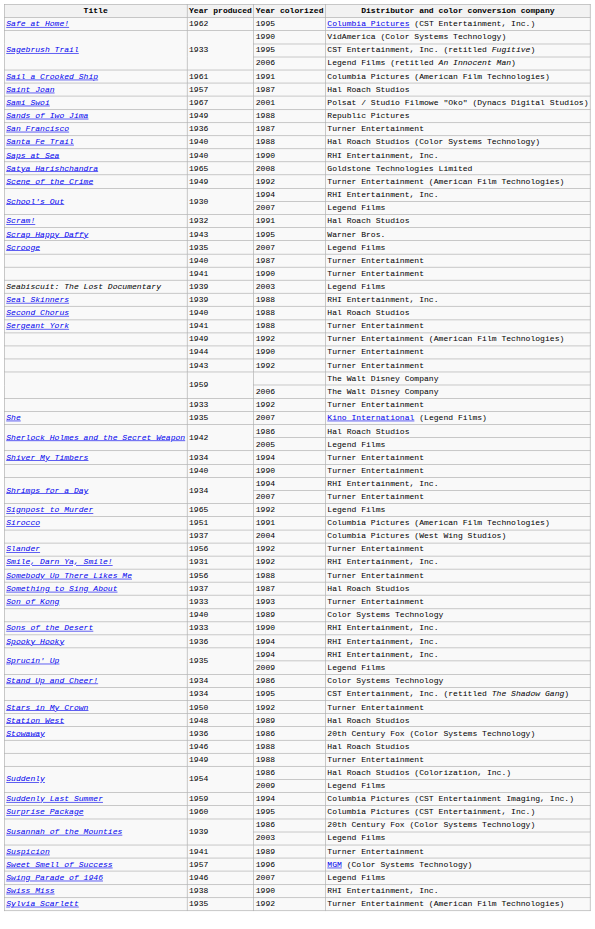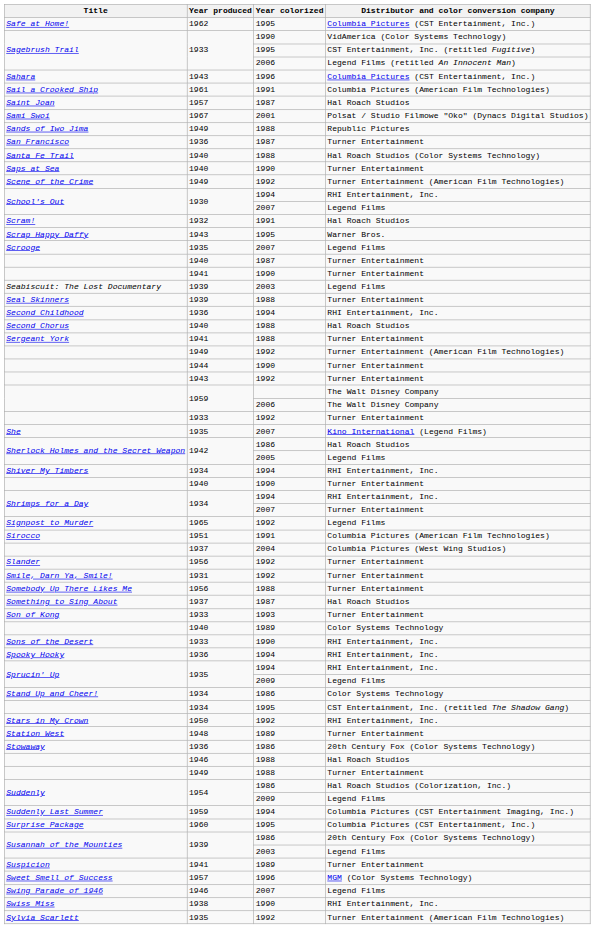+ row: (21, 77)
(383, 155) RHI Entertainment, Inc. -> (376, 169) Turner Entertainment
- row: (52, 169)
(383, 300) RHI Entertainment, Inc. -> (376, 300) Turner Entertainment
+ row: (45, 313)
(376, 458) Turner Entertainment -> (383, 471) RHI Entertainment, Inc.
(383, 563) RHI Entertainment, Inc. -> (376, 576) Turner Entertainment
(376, 707) Turner Entertainment -> (383, 720) RHI Entertainment, Inc.
(368, 720) Hal Roach Studios -> (376, 733) Turner Entertainment
